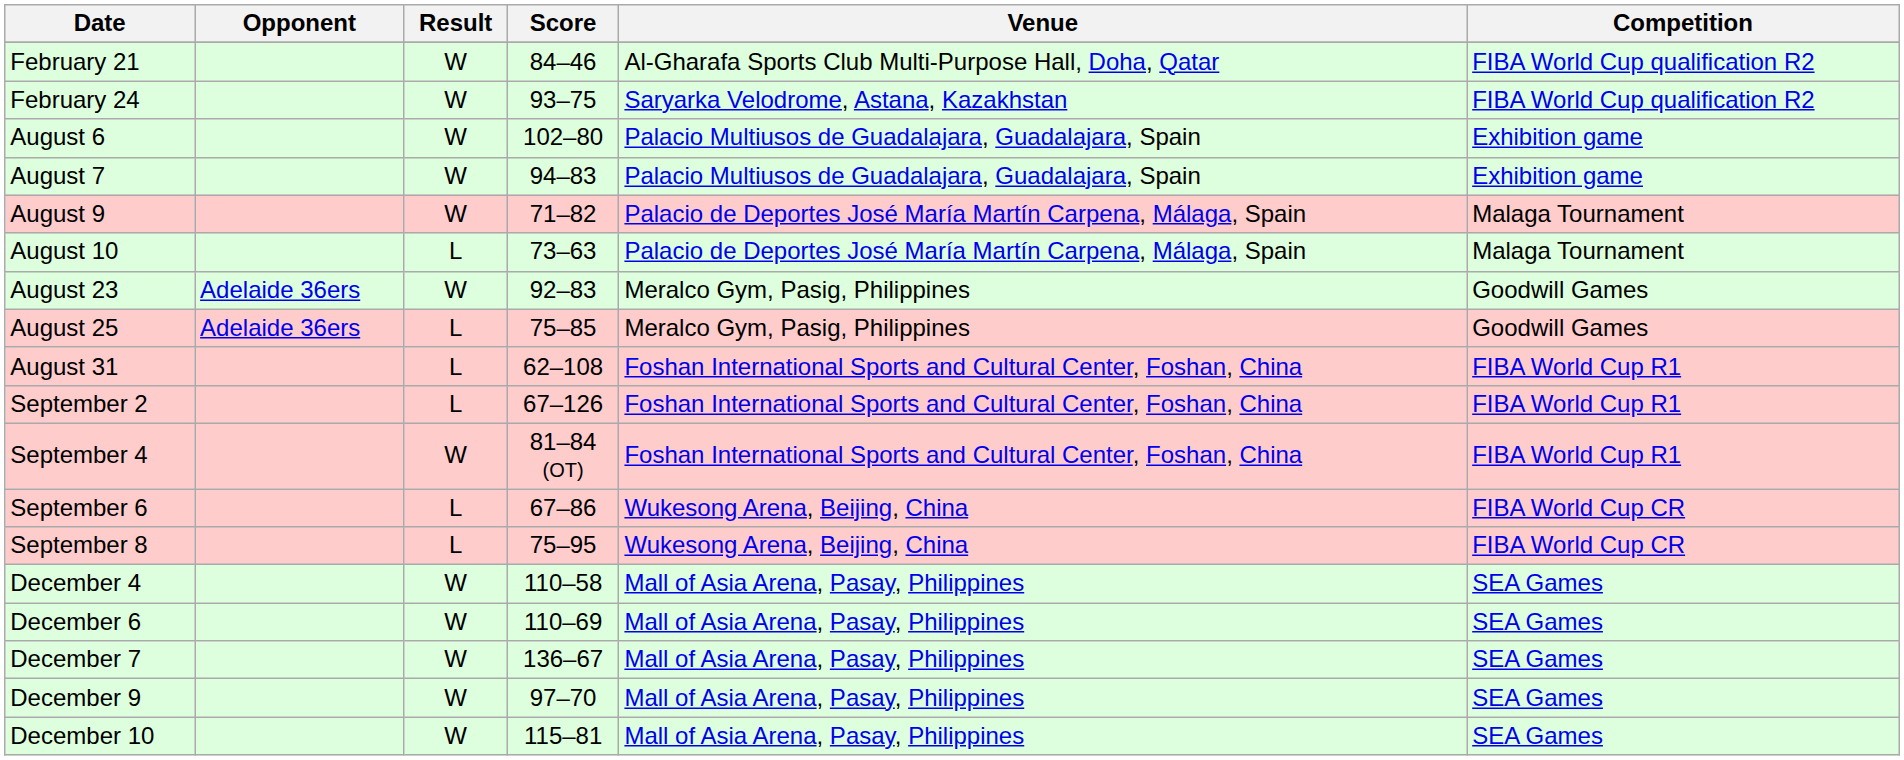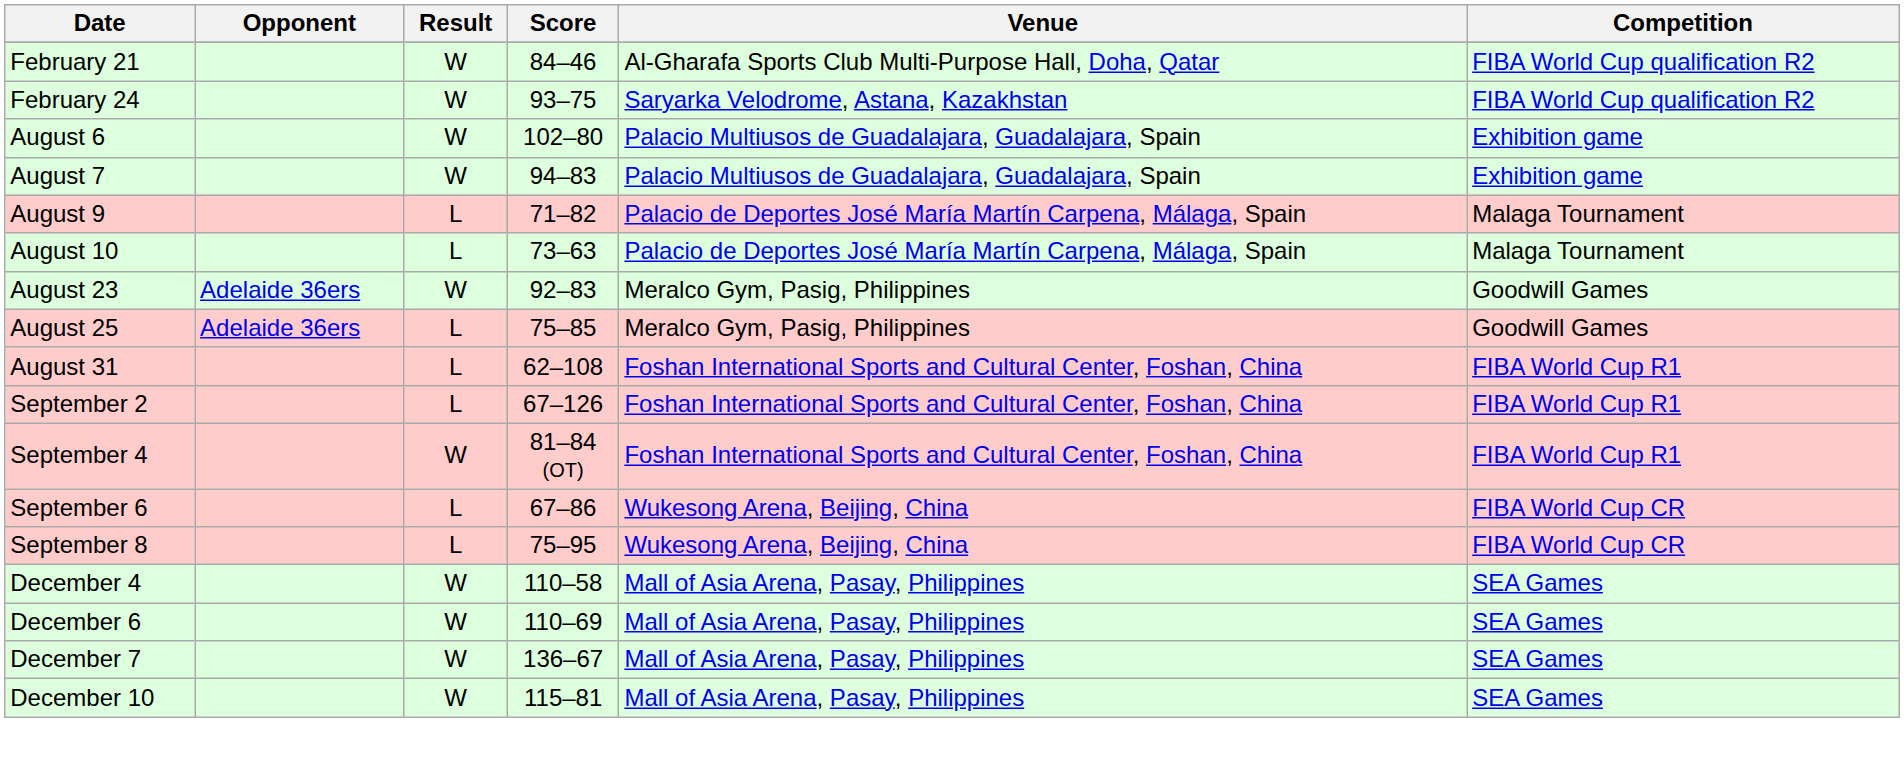(456, 213) W -> (456, 213) L
- row: (76, 697)
